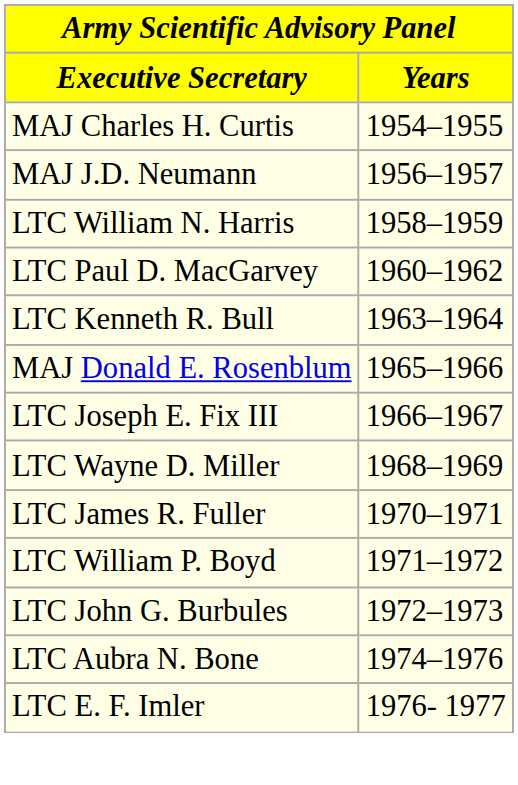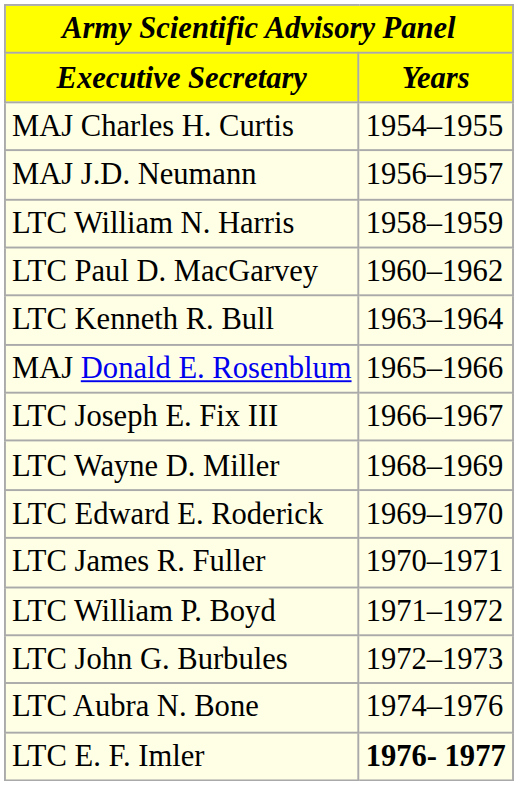+ row: (168, 513)
(436, 707) normal -> (436, 755) bold
